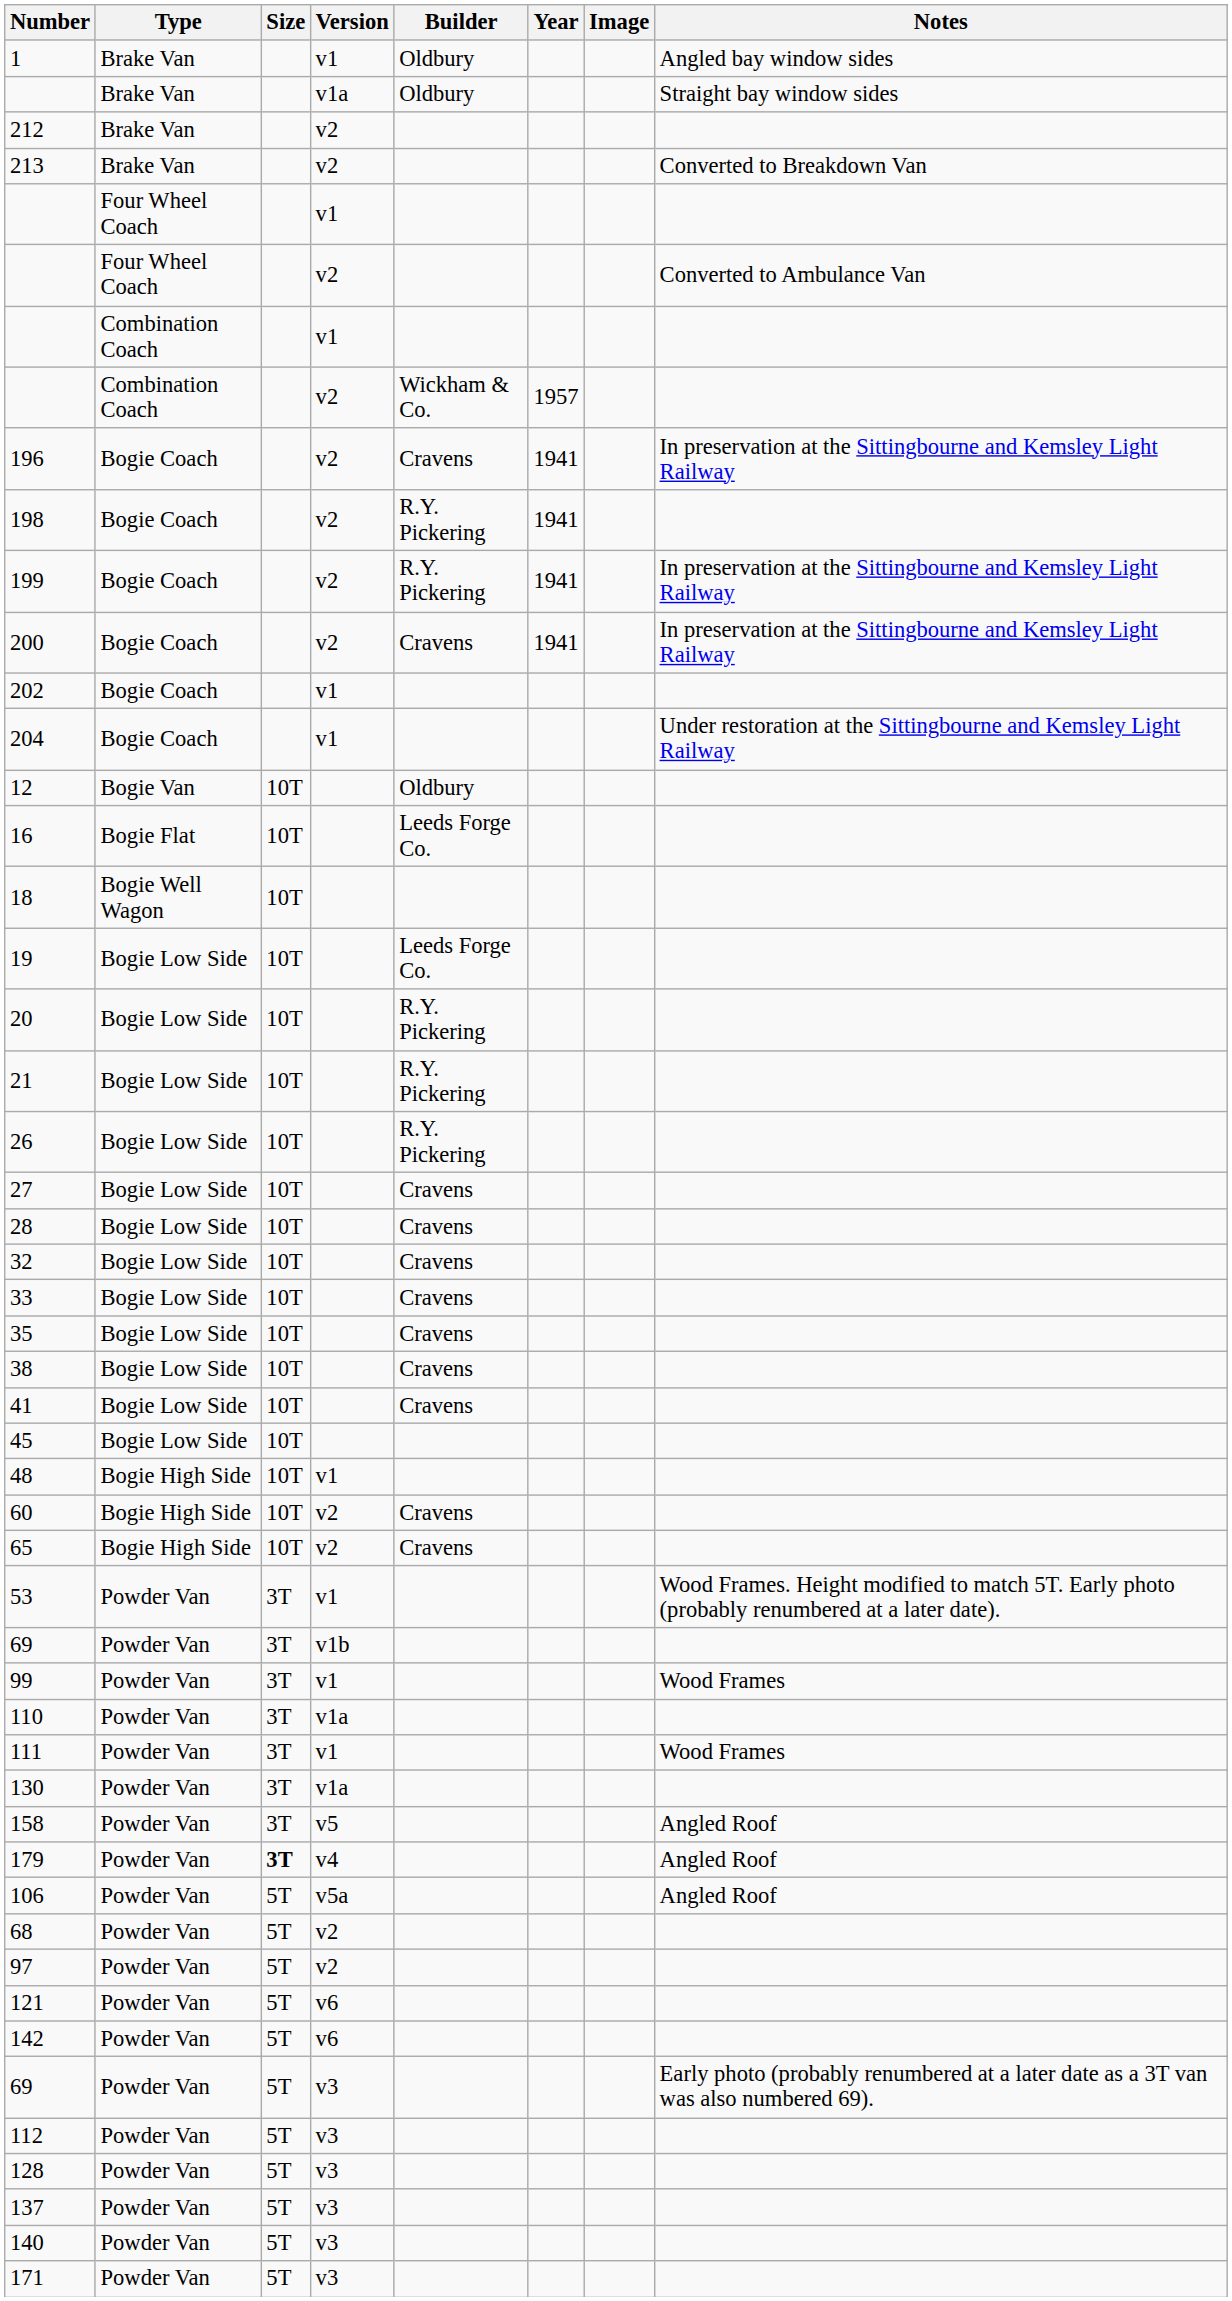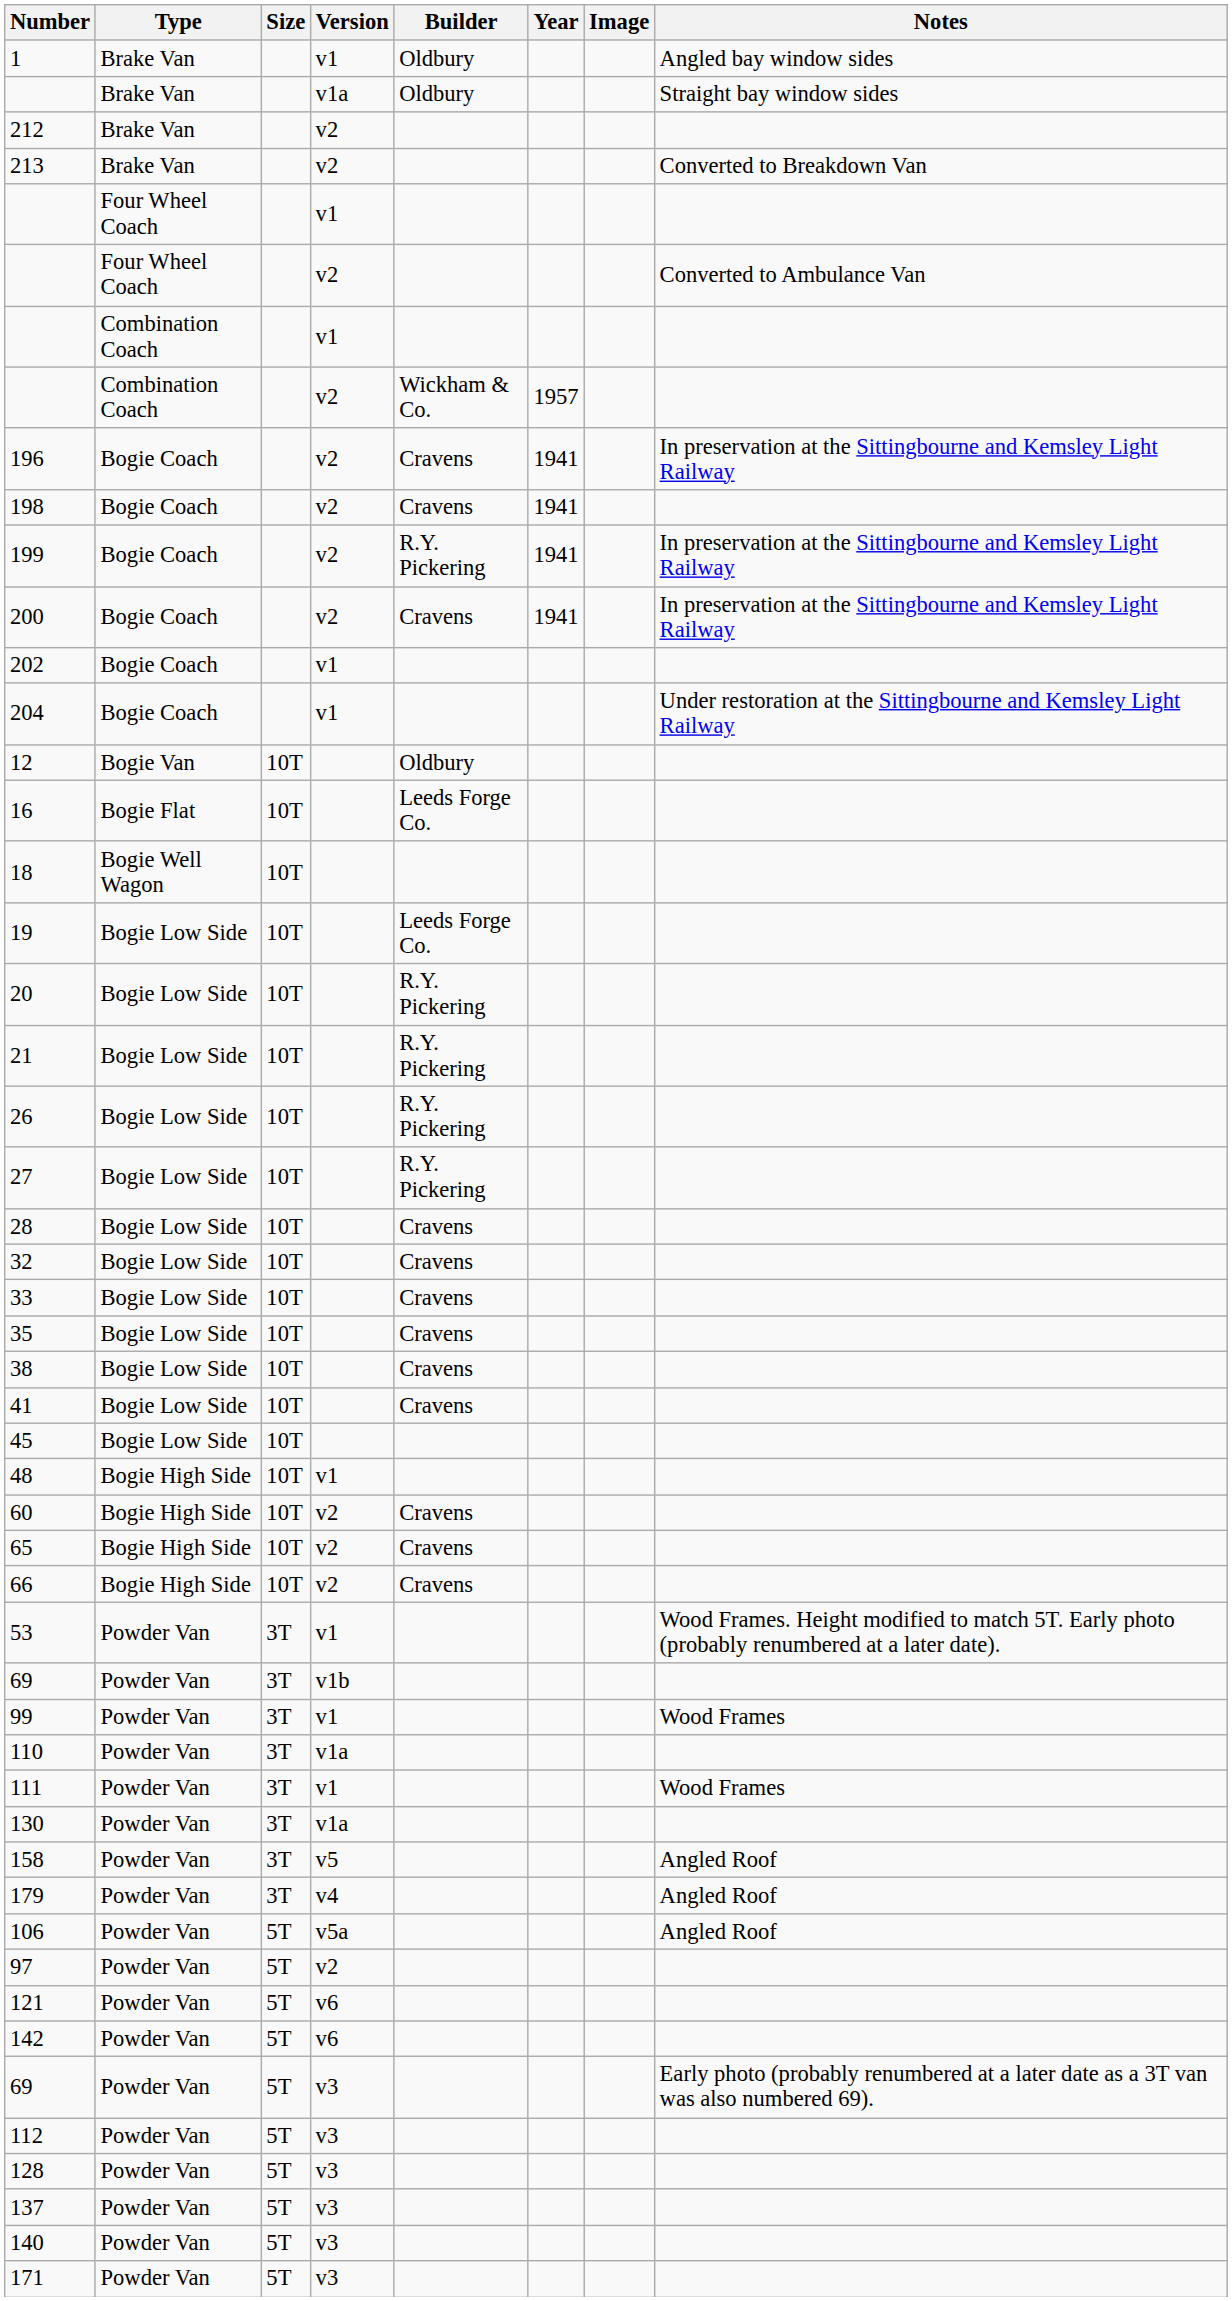(442, 519) R.Y. Pickering -> (436, 507) Cravens
(436, 1190) Cravens -> (442, 1177) R.Y. Pickering
+ row: (21, 1583)
(280, 1859) bold -> (279, 1895) normal
- row: (21, 1931)
